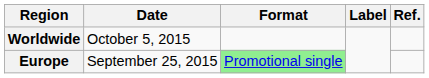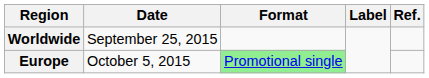(139, 38) October 5, 2015 -> (152, 38) September 25, 2015
(152, 61) September 25, 2015 -> (139, 61) October 5, 2015
